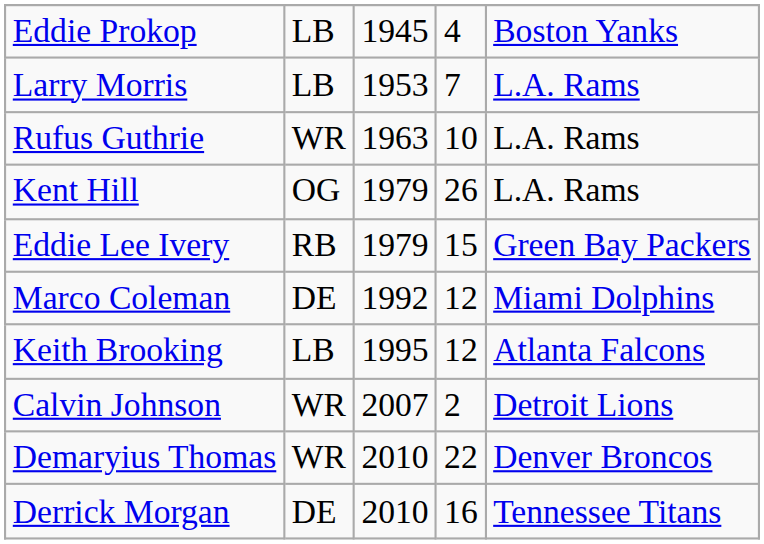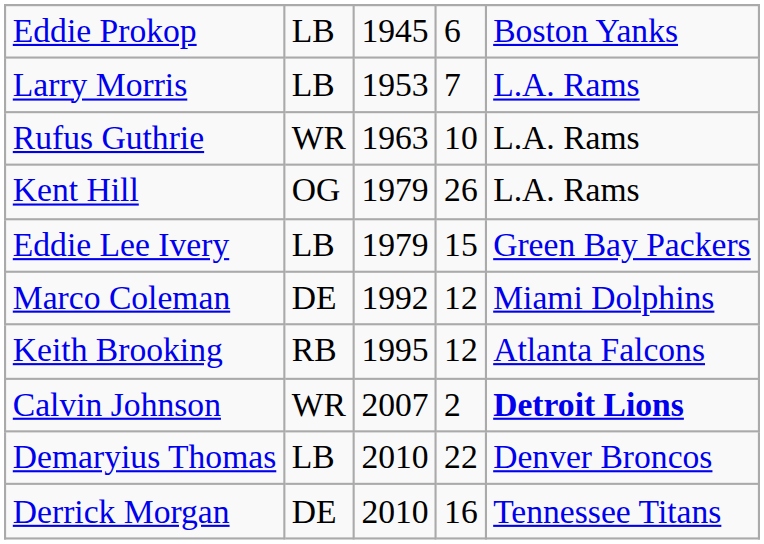(452, 31) 4 -> (452, 31) 6
(314, 244) RB -> (313, 244) LB
(313, 350) LB -> (314, 350) RB
(583, 404) normal -> (589, 404) bold
(319, 457) WR -> (313, 457) LB
